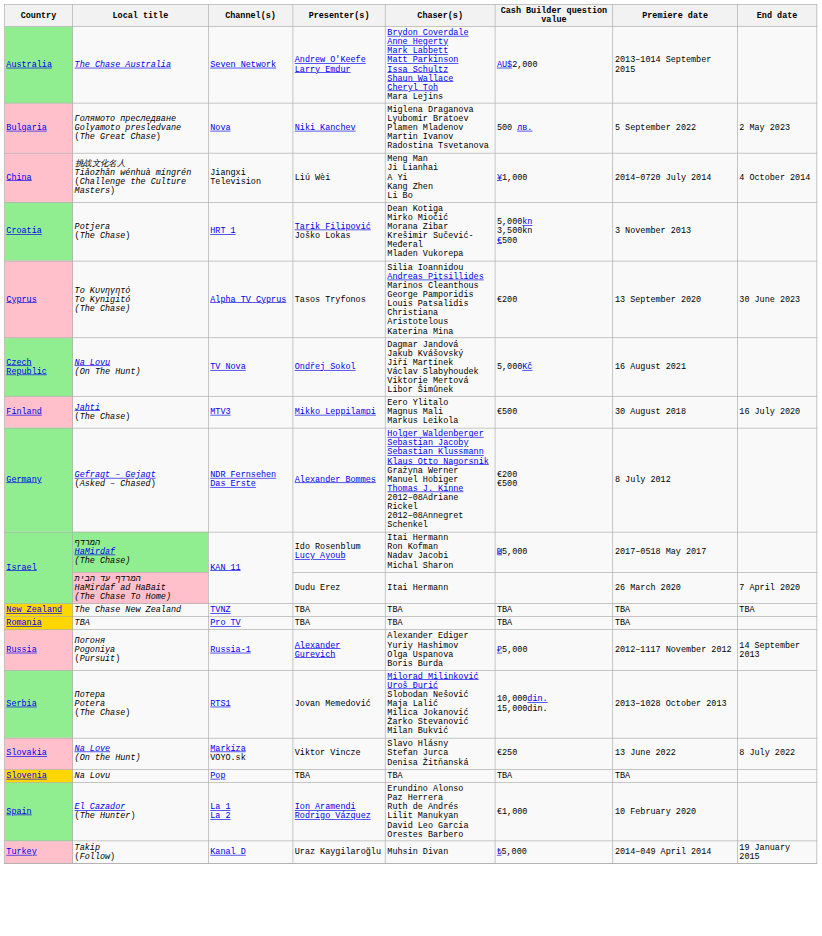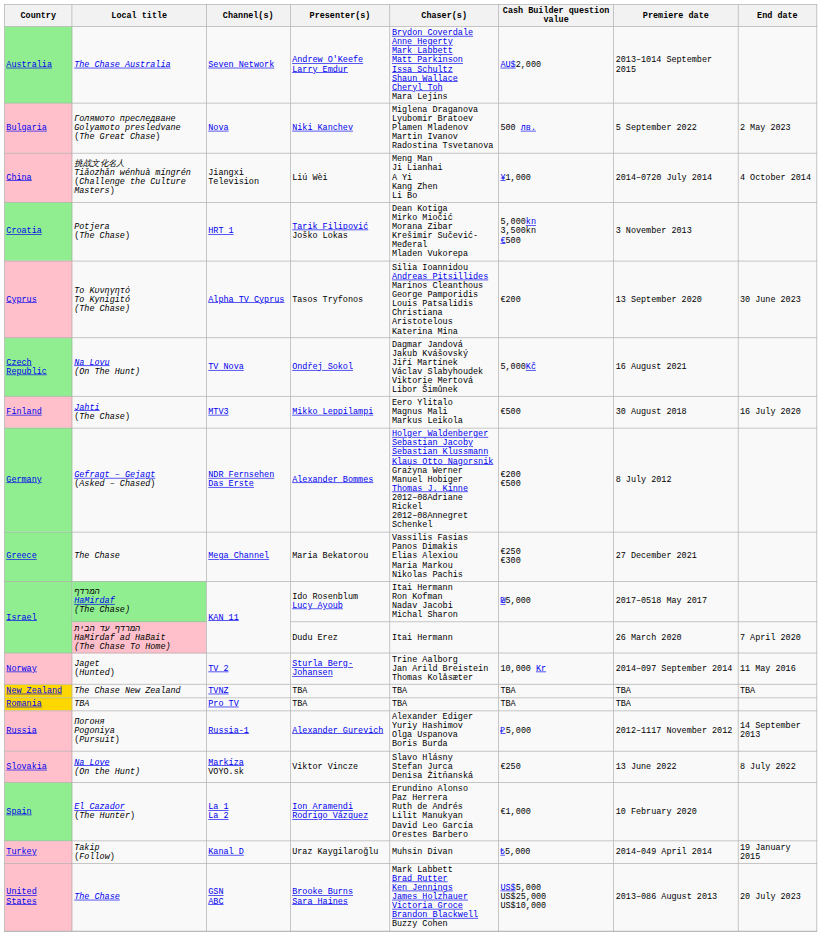+ row: (22, 556)
+ row: (22, 669)
- row: (22, 704)
- row: (27, 776)
+ row: (22, 897)
